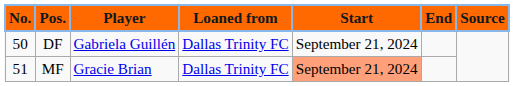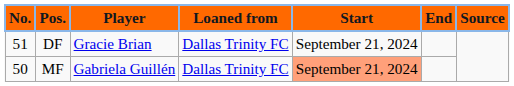(20, 44) 50 -> (20, 44) 51
(124, 44) Gabriela Guillén -> (113, 44) Gracie Brian
(20, 69) 51 -> (20, 69) 50
(113, 69) Gracie Brian -> (124, 69) Gabriela Guillén
